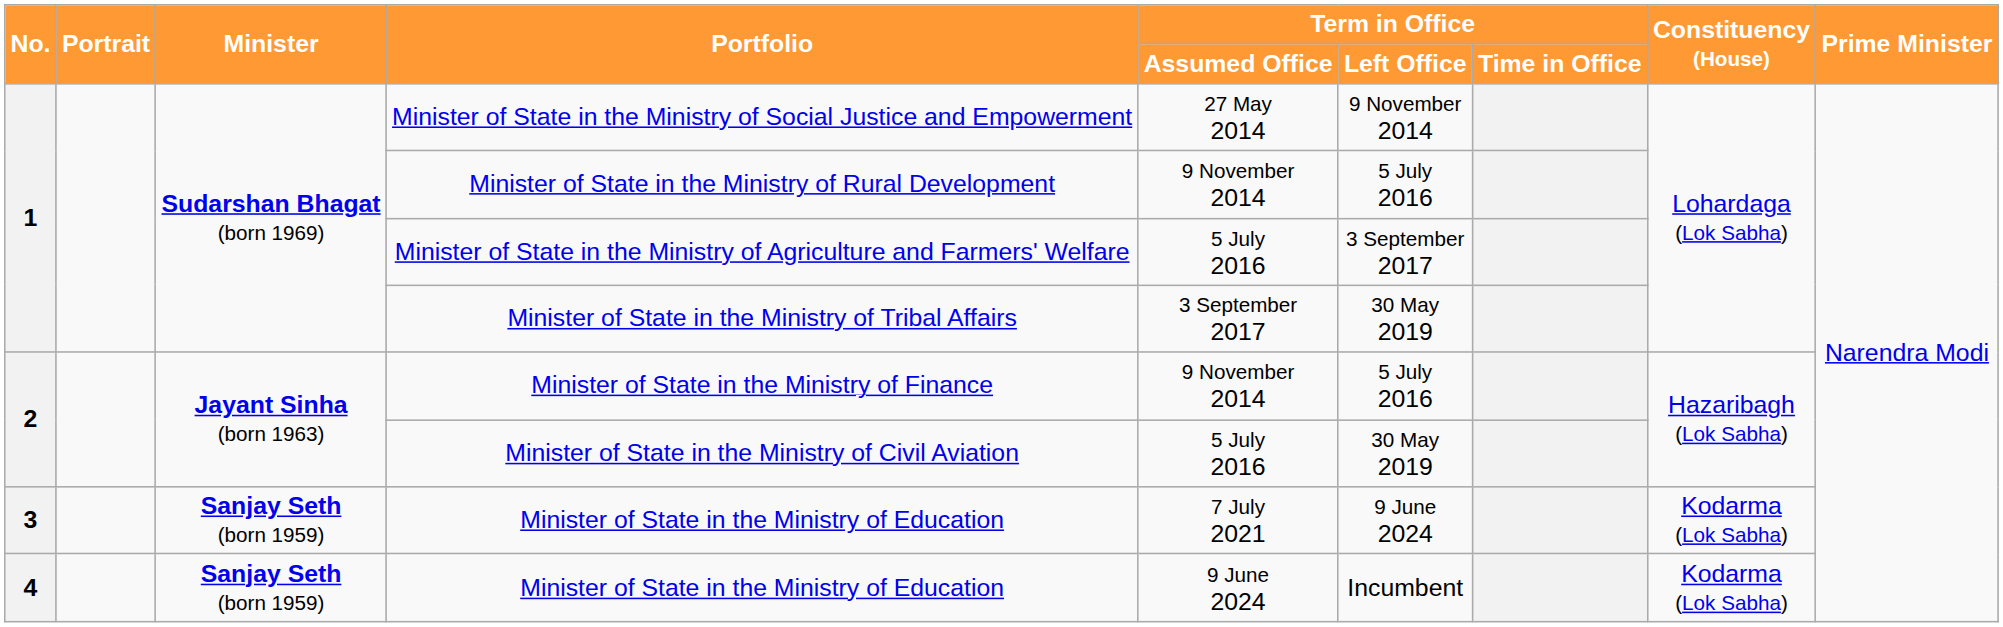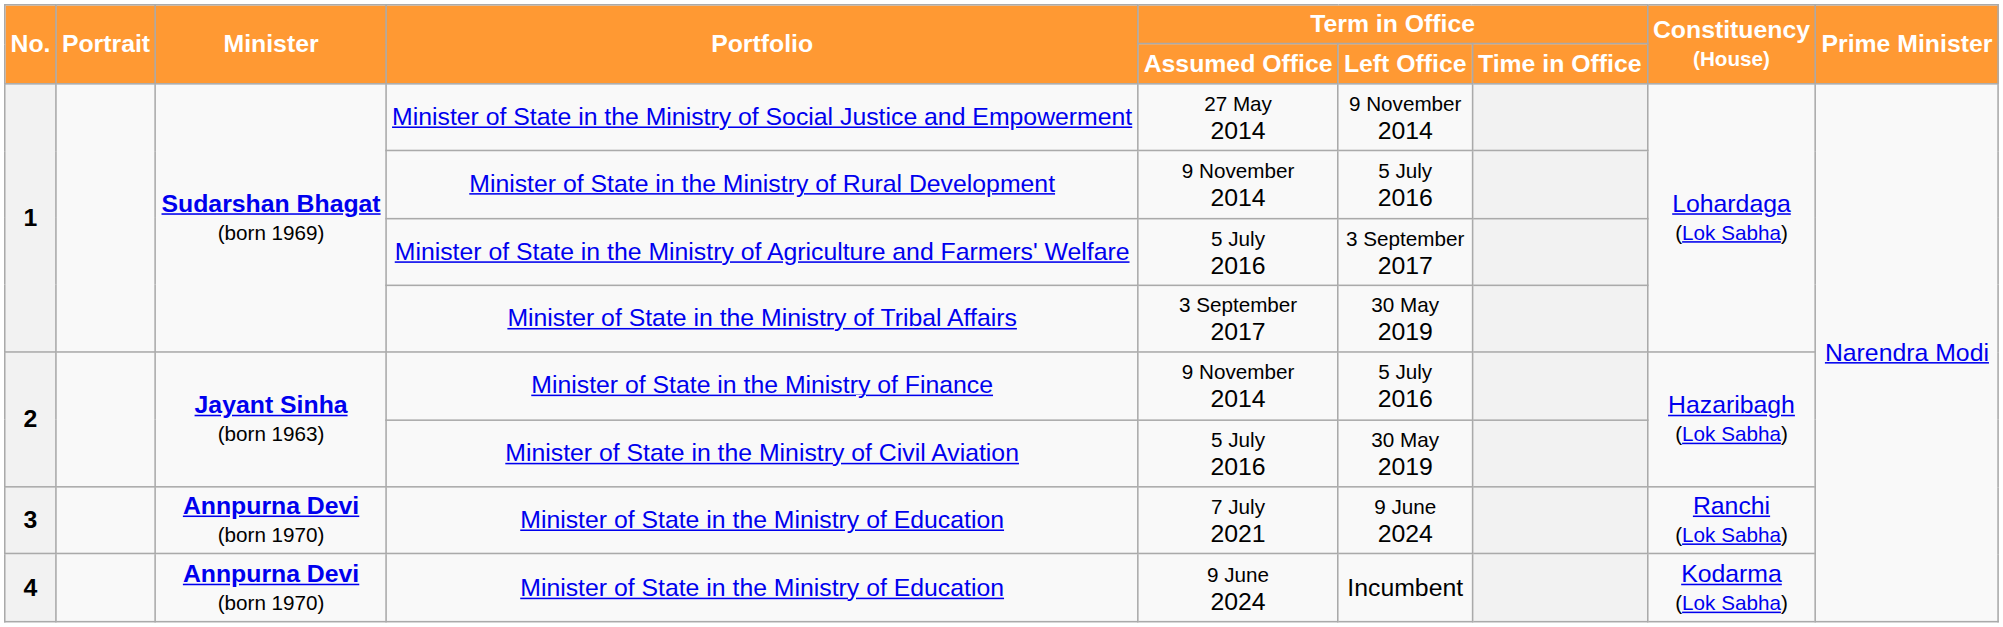(271, 520) Sanjay Seth (born 1959) -> (271, 520) Annpurna Devi (born 1970)
(1731, 520) Kodarma (Lok Sabha) -> (1731, 520) Ranchi (Lok Sabha)
(271, 587) Sanjay Seth (born 1959) -> (271, 587) Annpurna Devi (born 1970)
